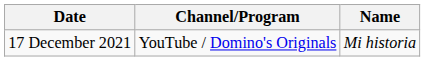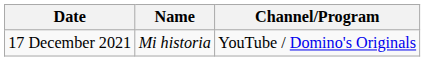columns swapped: (380, 17) <-> (238, 17)
